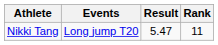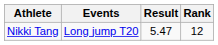(197, 31) 11 -> (197, 31) 12
